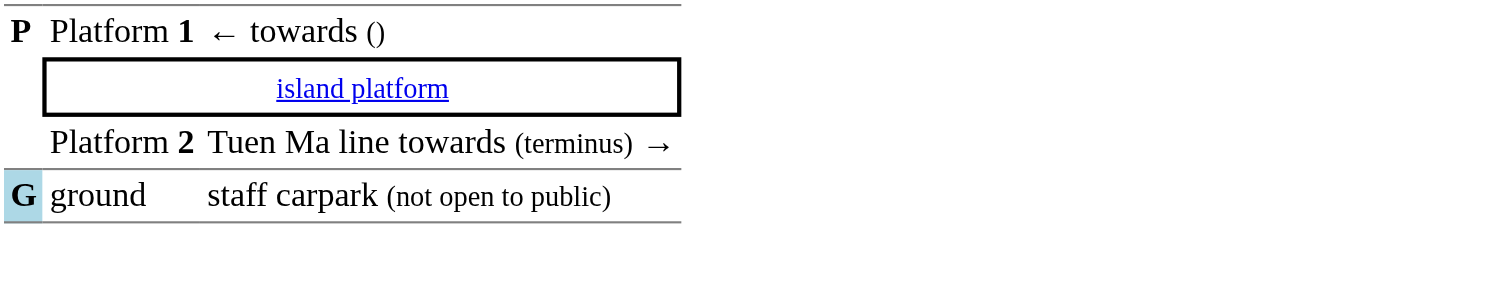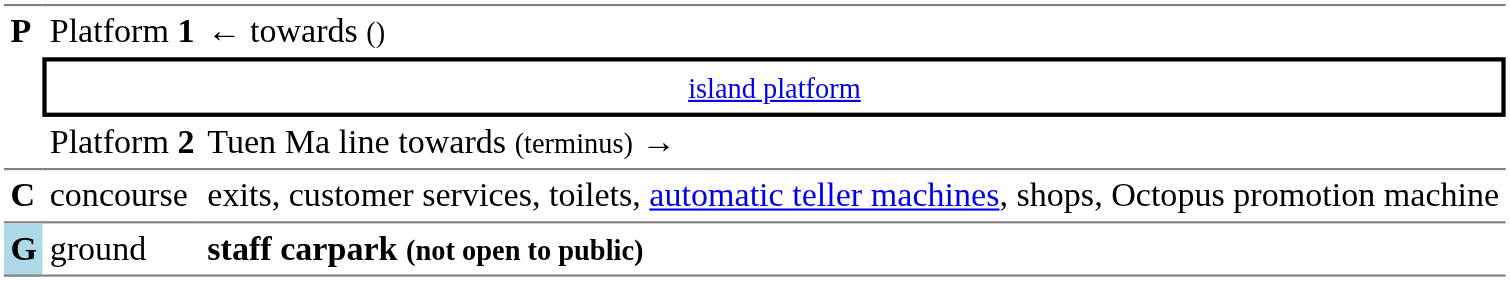+ row: (119, 195)
(409, 195) normal -> (425, 248) bold
